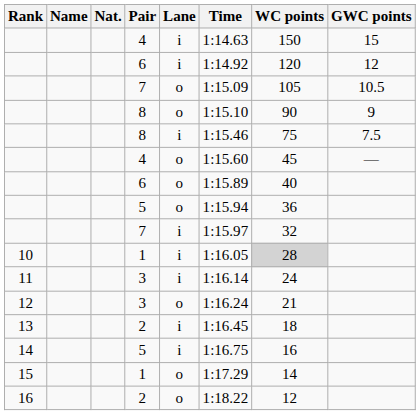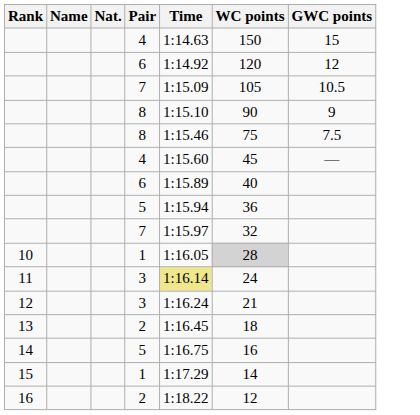- column: (179, 16)
(225, 278) no background -> (186, 278) khaki background
